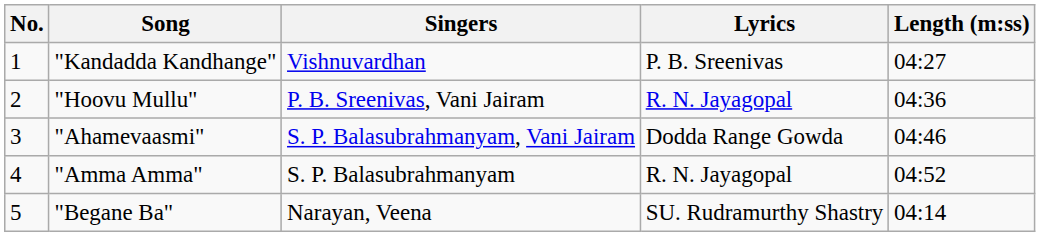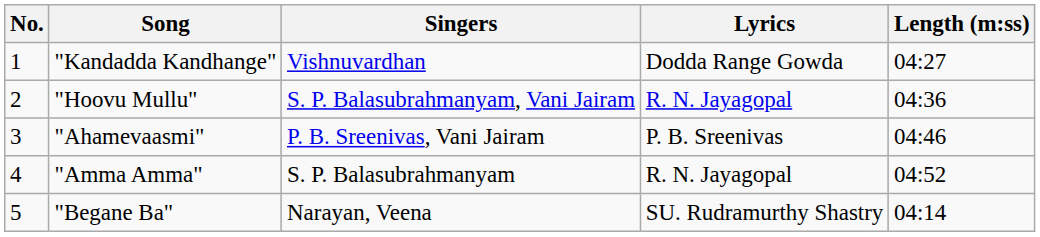(715, 61) P. B. Sreenivas -> (744, 61) Dodda Range Gowda
(416, 99) P. B. Sreenivas, Vani Jairam -> (461, 99) S. P. Balasubrahmanyam, Vani Jairam
(461, 137) S. P. Balasubrahmanyam, Vani Jairam -> (416, 137) P. B. Sreenivas, Vani Jairam
(744, 137) Dodda Range Gowda -> (715, 137) P. B. Sreenivas
